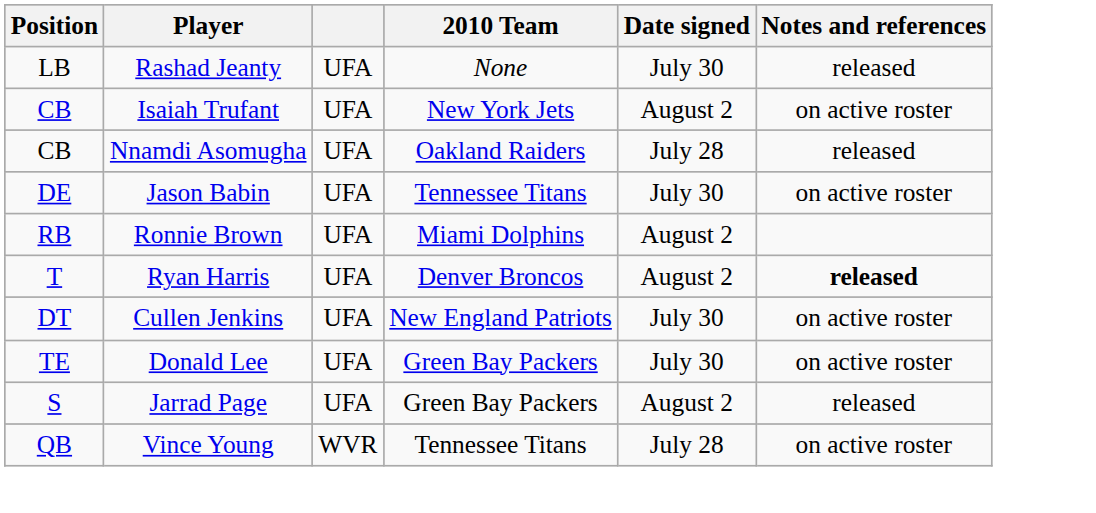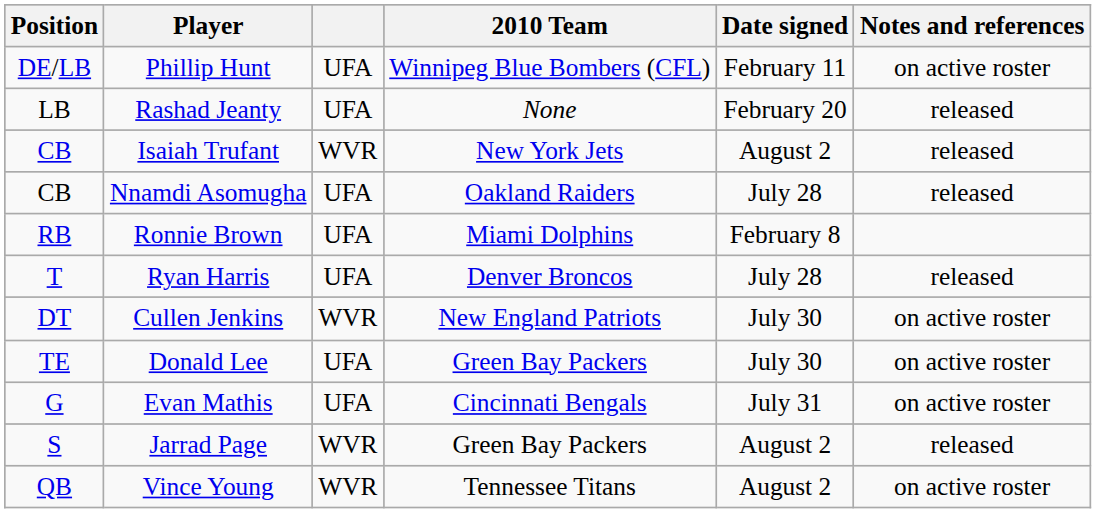+ row: (208, 67)
(687, 67) July 30 -> (785, 109) February 20
(348, 109) UFA -> (348, 151) WVR
(874, 109) on active roster -> (972, 151) released
- row: (208, 193)
(687, 234) August 2 -> (785, 234) February 8
(687, 276) August 2 -> (785, 276) July 28
(874, 276) bold -> (972, 276) normal
(348, 318) UFA -> (348, 318) WVR
+ row: (208, 402)
(348, 402) UFA -> (348, 444) WVR
(687, 444) July 28 -> (785, 486) August 2
